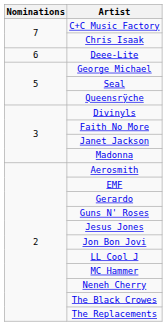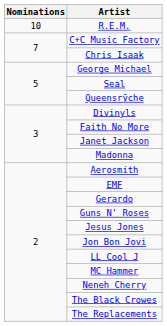+ row: (114, 26)
- row: (114, 55)
